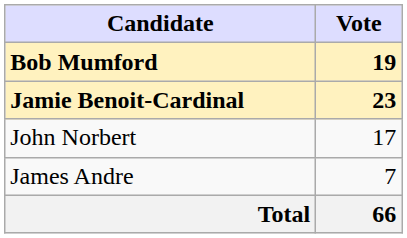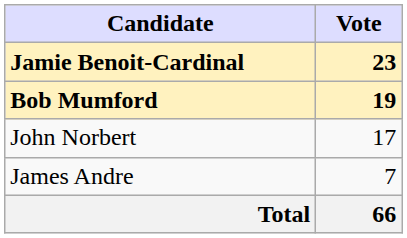rows swapped: (127, 99) <-> (84, 61)
